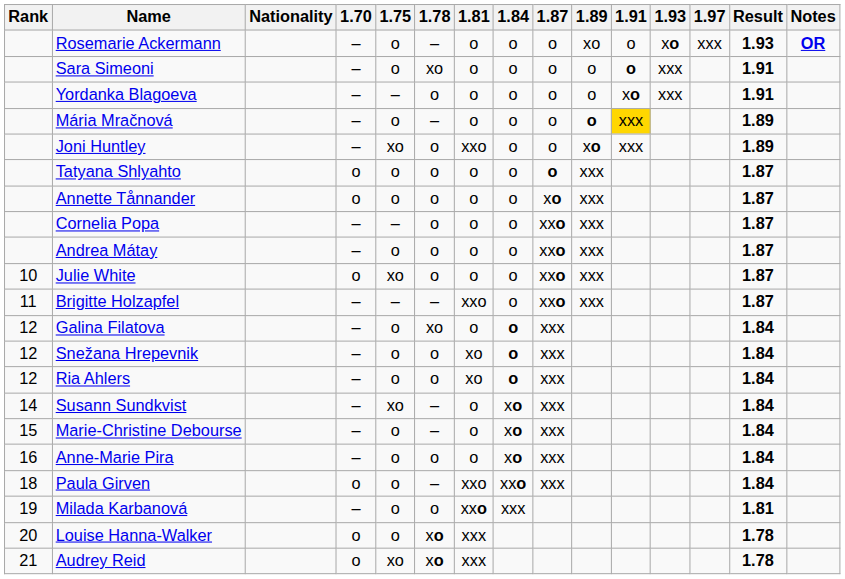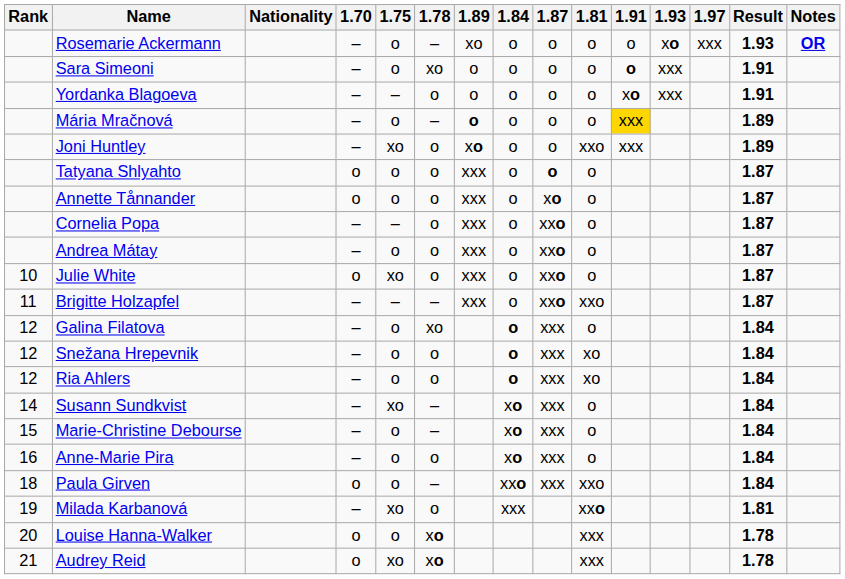columns swapped: (474, 17) <-> (592, 17)
(395, 509) o -> (395, 509) xo
